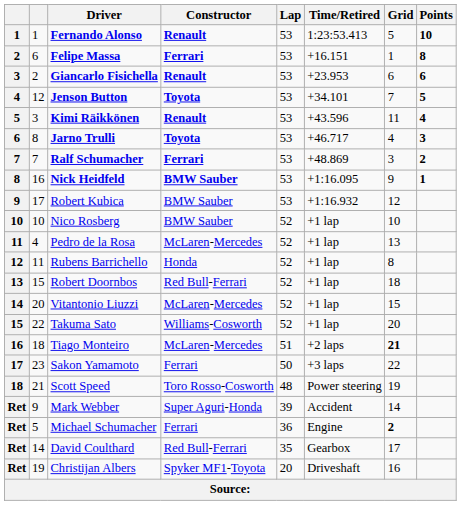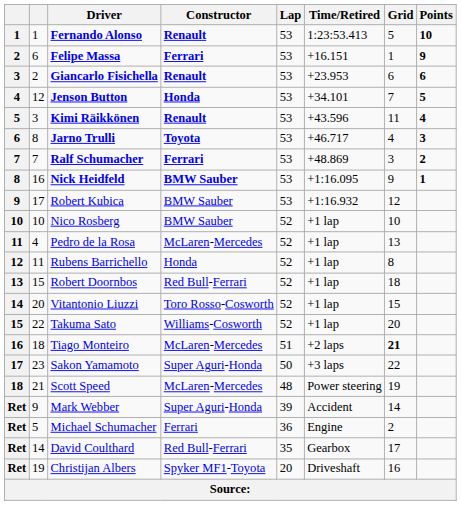(423, 55) 8 -> (423, 55) 9
(182, 96) Toyota -> (182, 96) Honda
(213, 303) McLaren-Mercedes -> (219, 303) Toro Rosso-Cosworth
(181, 365) Ferrari -> (213, 365) Super Aguri-Honda
(219, 385) Toro Rosso-Cosworth -> (213, 385) McLaren-Mercedes
(391, 427) bold -> (391, 427) normal
